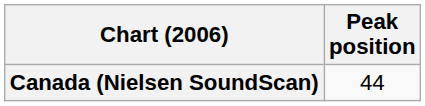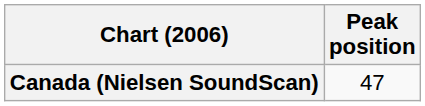(372, 82) 44 -> (372, 82) 47
